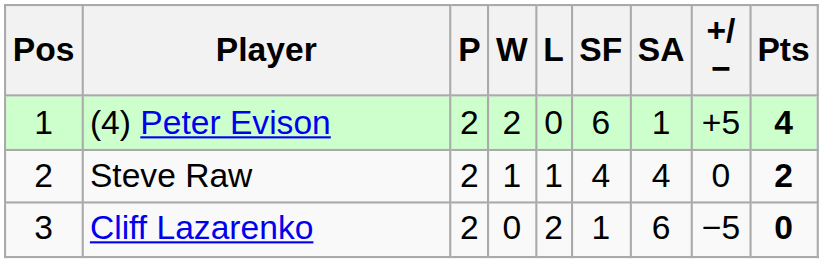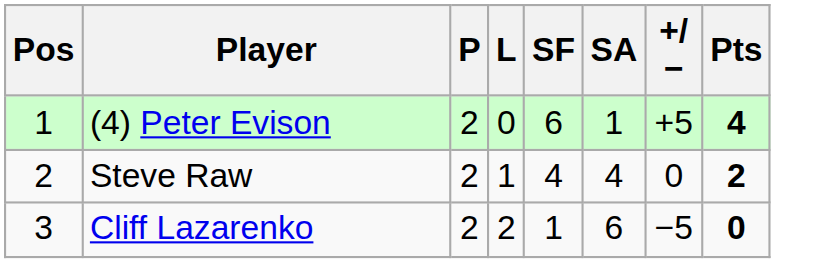- column: (512, 50)
